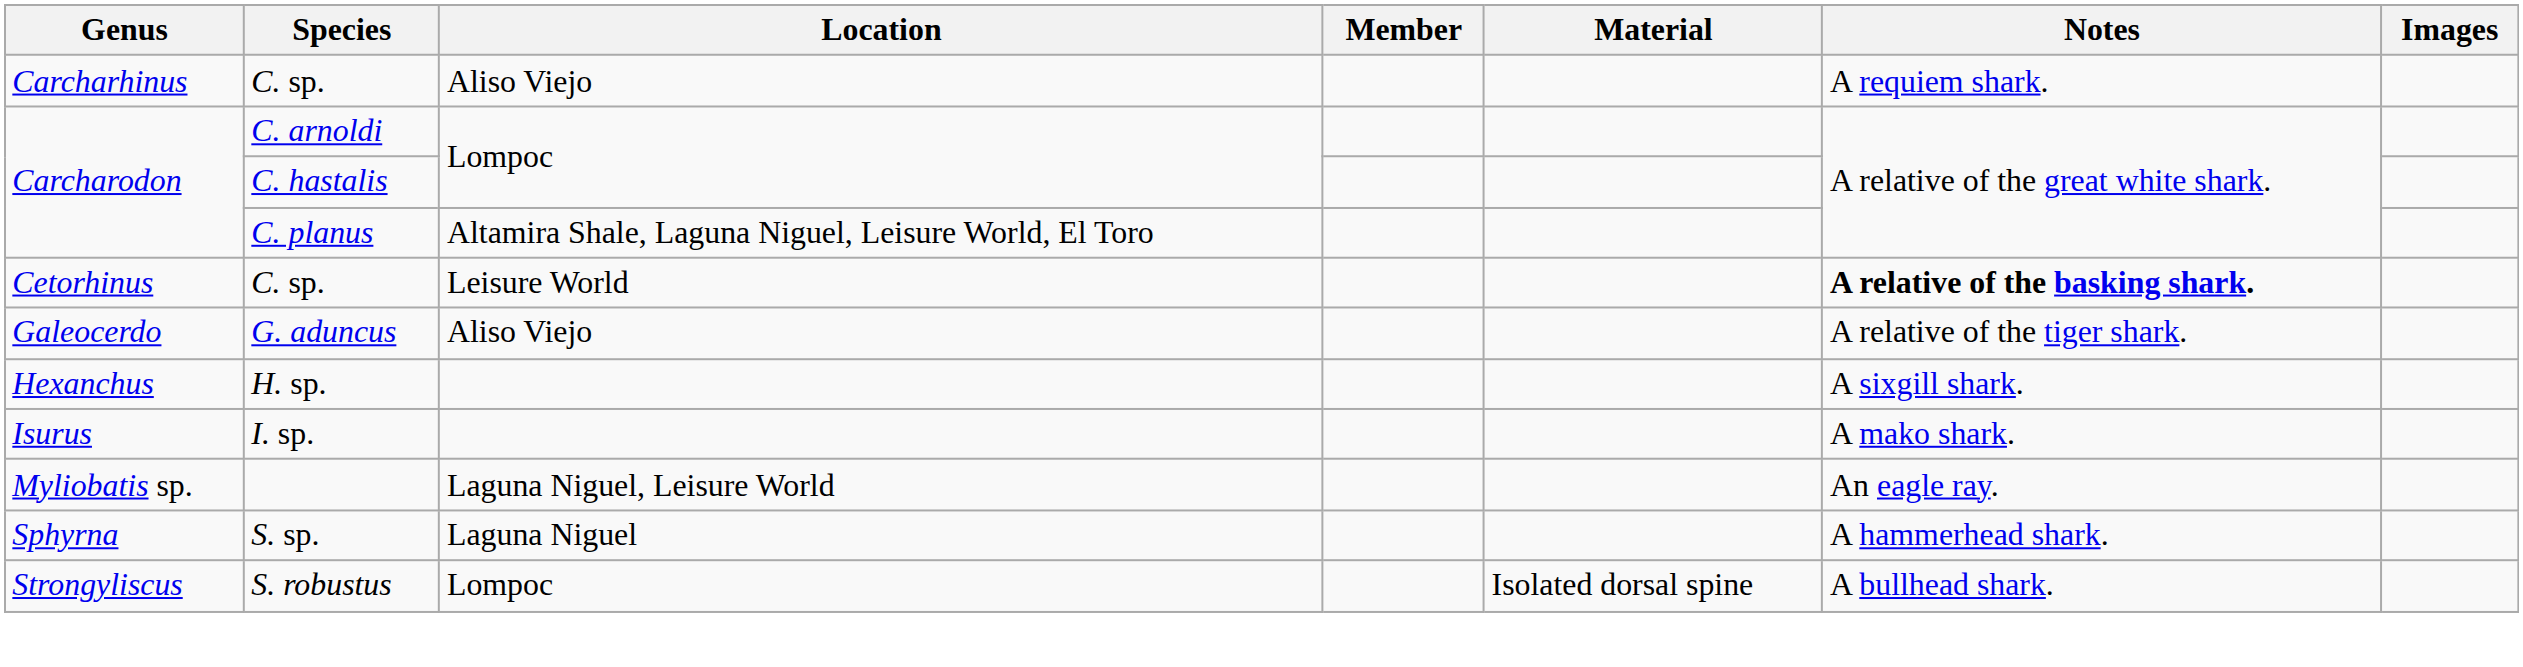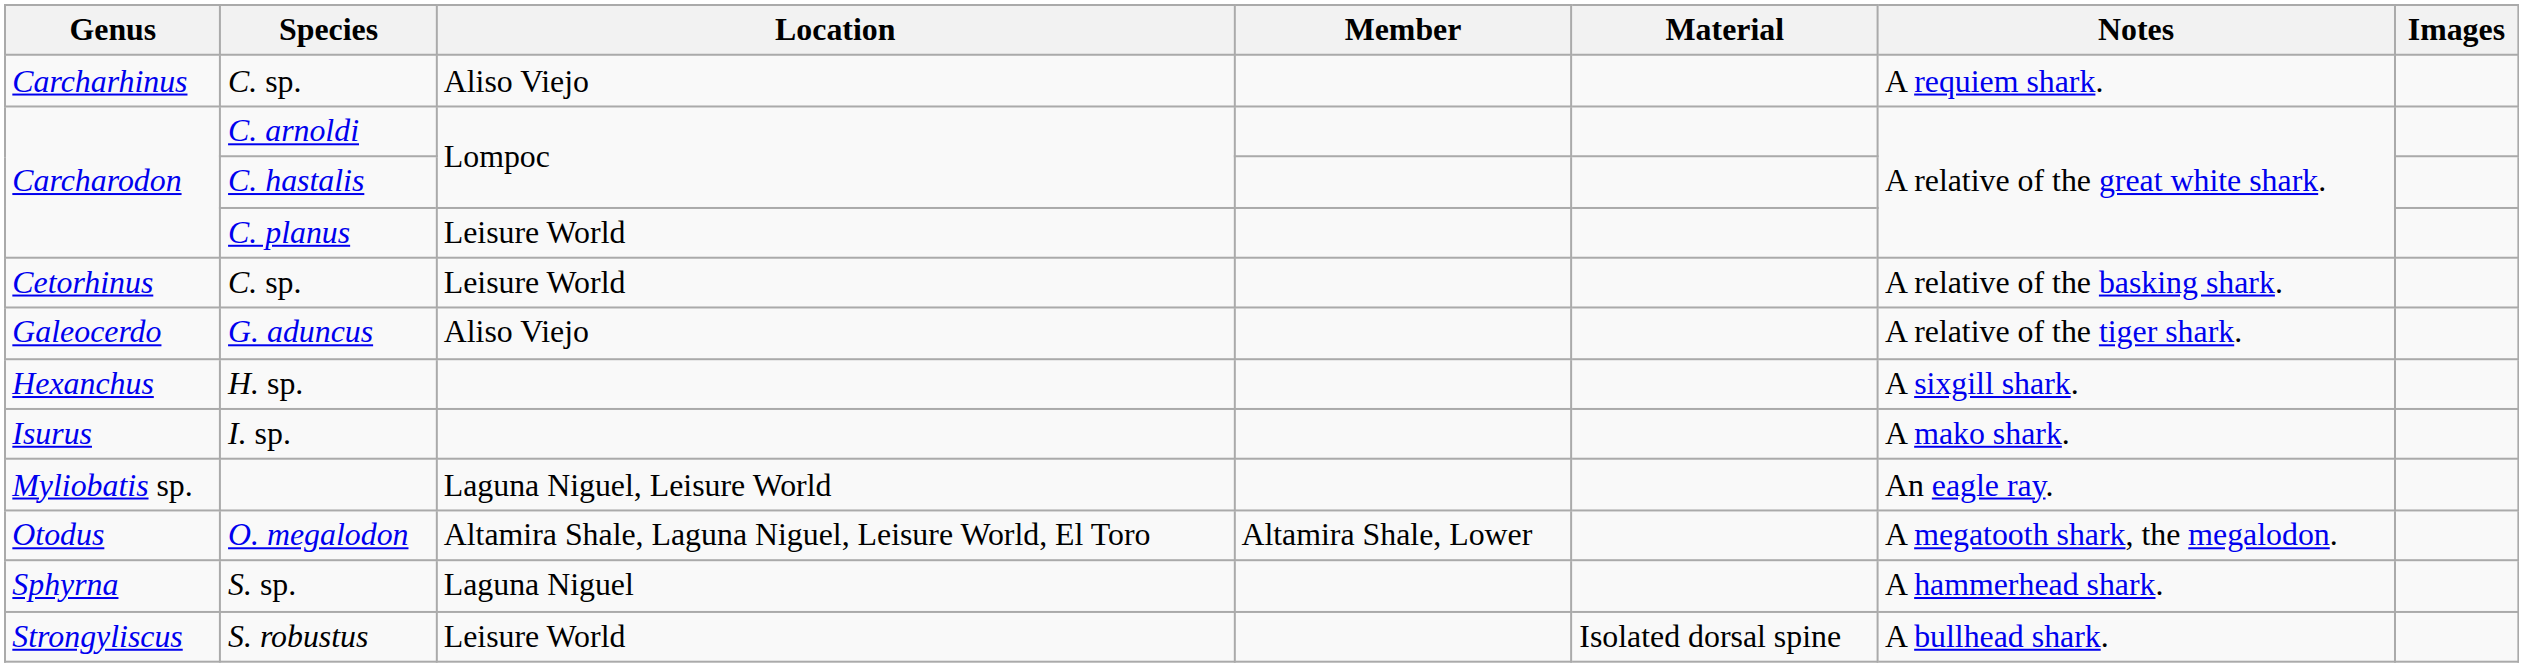(800, 231) Altamira Shale, Laguna Niguel, Leisure World, El Toro -> (535, 231) Leisure World
(2042, 282) bold -> (2084, 282) normal
+ row: (58, 534)
(500, 585) Lompoc -> (535, 635) Leisure World
